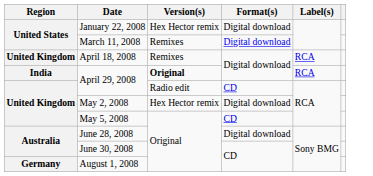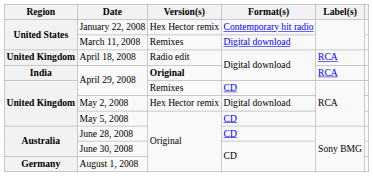(257, 27) Digital download -> (269, 27) Contemporary hit radio
(167, 57) Remixes -> (170, 57) Radio edit
(170, 88) Radio edit -> (167, 88) Remixes
(257, 133) Digital download -> (230, 133) CD
